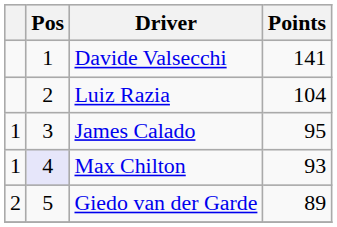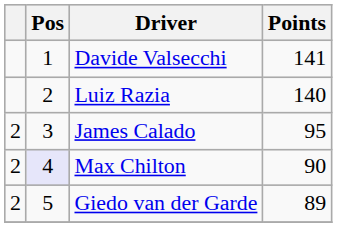(310, 94) 104 -> (310, 94) 140
(15, 130) 1 -> (15, 130) 2
(15, 166) 1 -> (15, 166) 2
(315, 166) 93 -> (315, 166) 90
